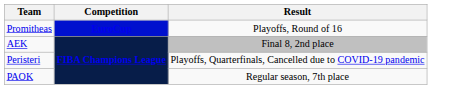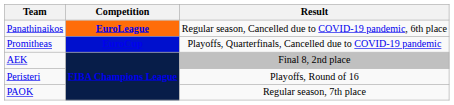+ row: (35, 28)
(298, 28) Playoffs, Round of 16 -> (314, 44) Playoffs, Quarterfinals, Cancelled due to COVID-19 pandemic
(298, 60) Playoffs, Quarterfinals, Cancelled due to COVID-19 pandemic -> (314, 76) Playoffs, Round of 16
